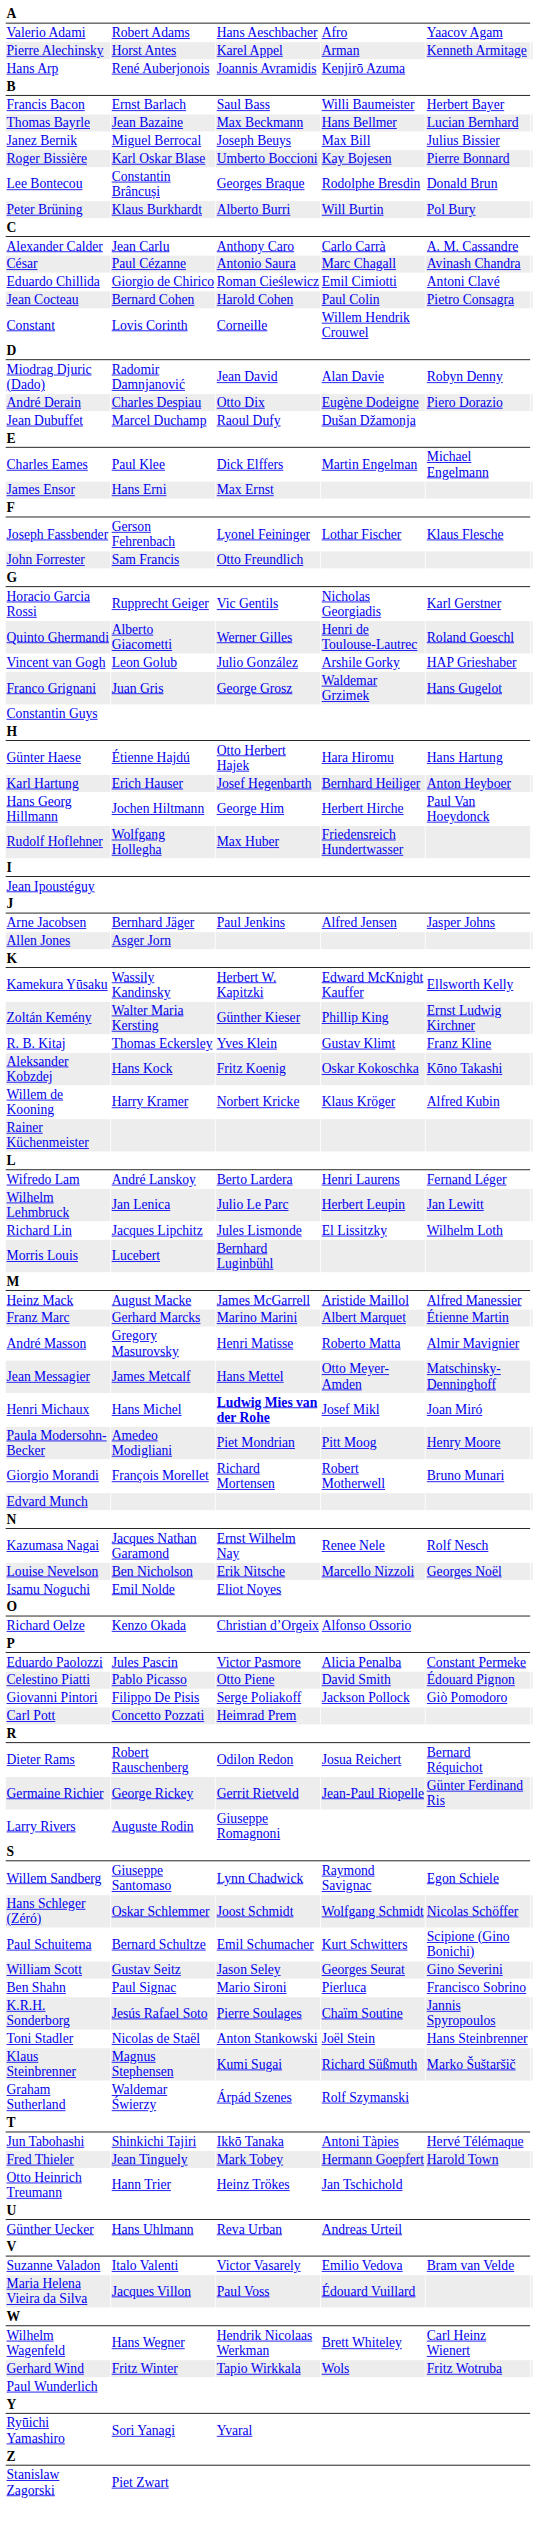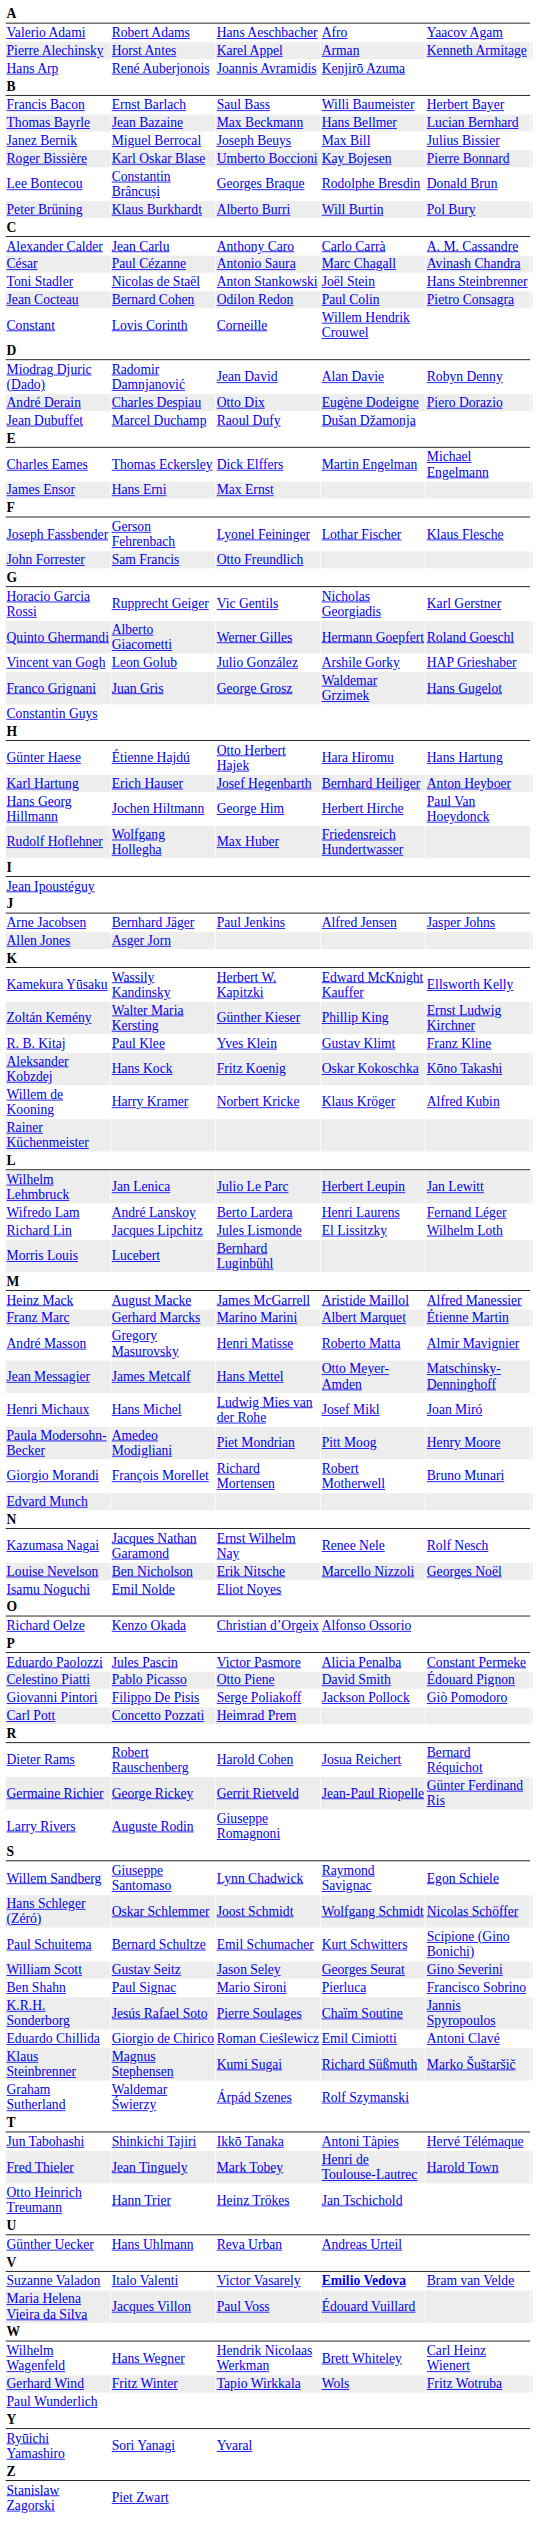rows swapped: (53, 282) <-> (40, 2038)
(255, 299) Harold Cohen -> (255, 299) Odilon Redon
(138, 464) Paul Klee -> (162, 464) Thomas Eckersley
(370, 637) Henri de Toulouse-Lautrec -> (373, 637) Hermann Goepfert
(162, 1043) Thomas Eckersley -> (138, 1043) Paul Klee
rows swapped: (43, 1179) <-> (38, 1205)
(267, 1409) bold -> (265, 1409) normal
(255, 1760) Odilon Redon -> (255, 1760) Harold Cohen
(373, 2159) Hermann Goepfert -> (370, 2167) Henri de Toulouse-Lautrec
(362, 2265) normal -> (364, 2281) bold
